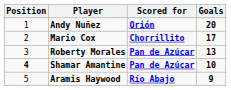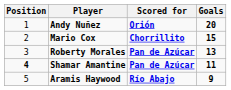(211, 38) 17 -> (211, 38) 15
(211, 65) 10 -> (211, 65) 11
